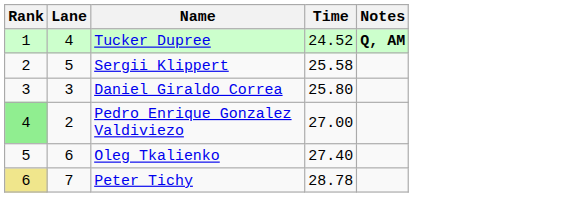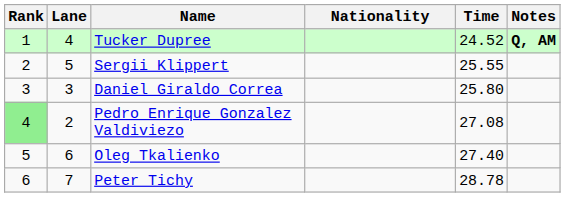+ column: (380, 17)
(331, 65) 25.58 -> (482, 65) 25.55
(331, 123) 27.00 -> (482, 123) 27.08
(26, 180) khaki background -> (26, 180) no background
